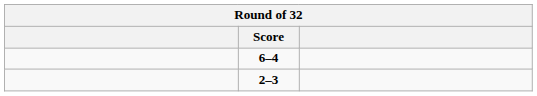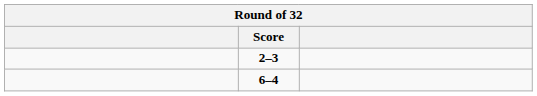rows swapped: (268, 80) <-> (268, 58)
